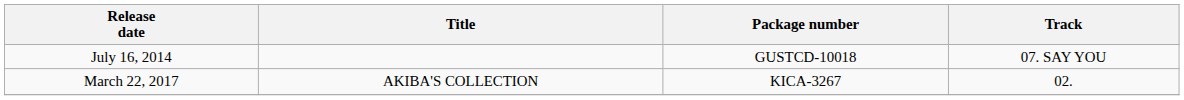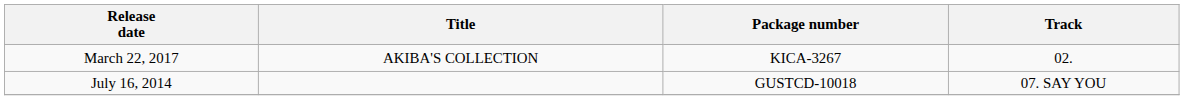rows swapped: (131, 56) <-> (131, 81)
